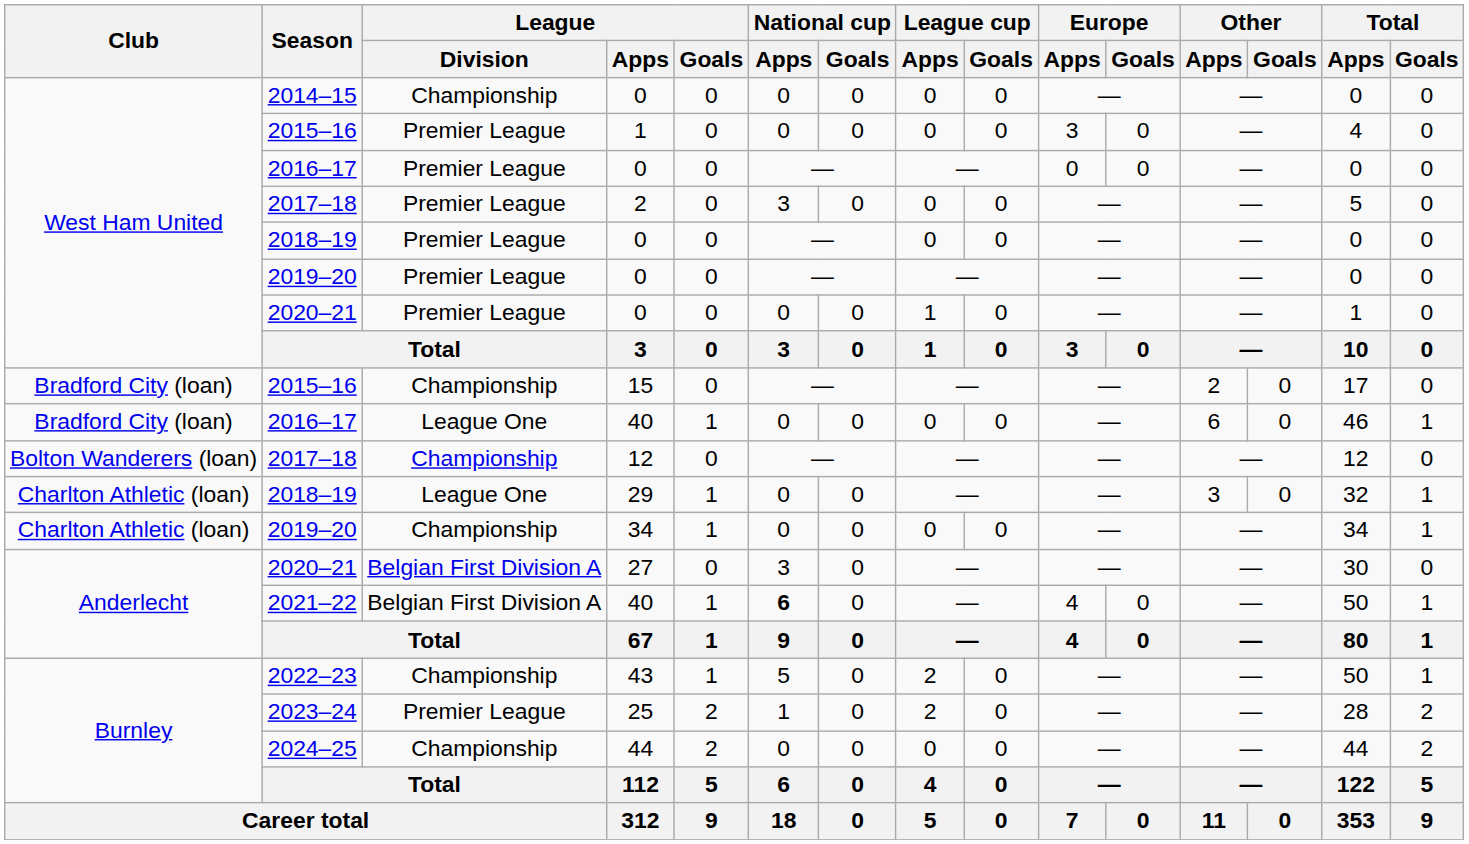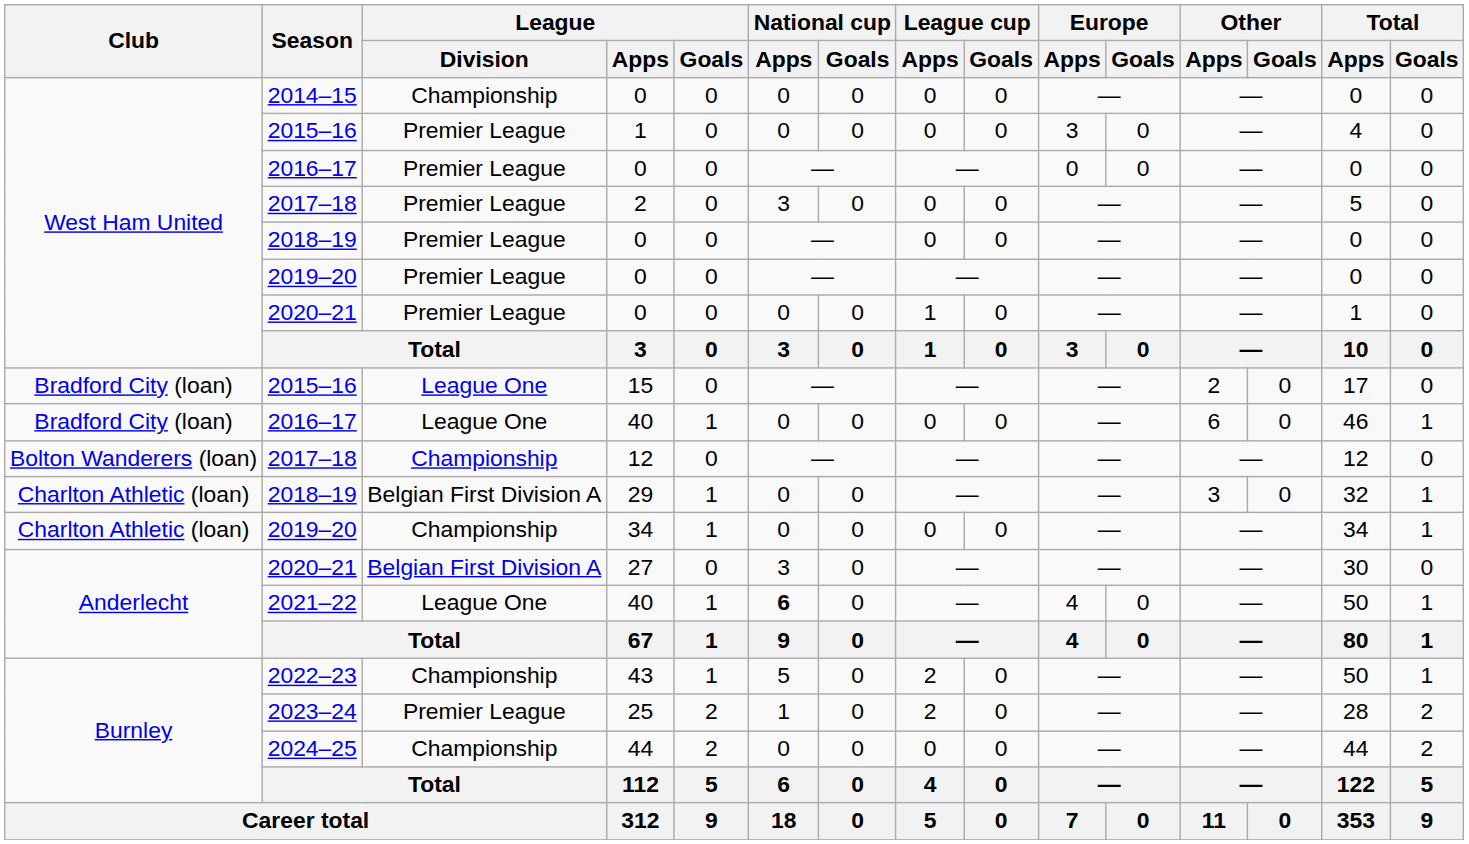(484, 385) Championship -> (484, 385) League One
(484, 494) League One -> (484, 494) Belgian First Division A
(484, 603) Belgian First Division A -> (484, 603) League One
